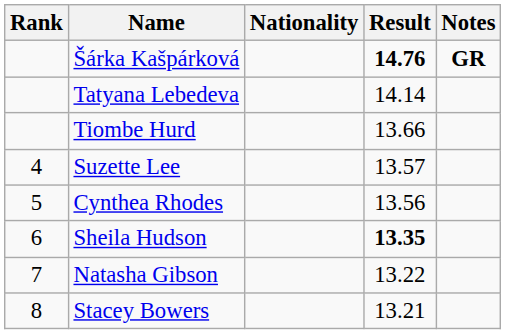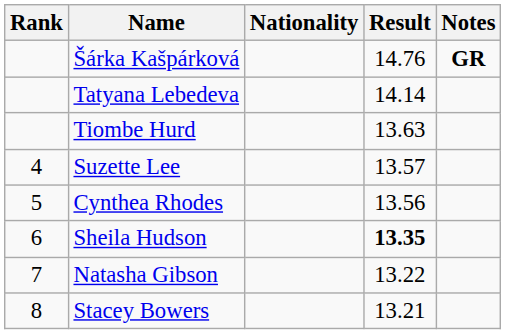(400, 58) bold -> (400, 58) normal
(400, 130) 13.66 -> (400, 130) 13.63
